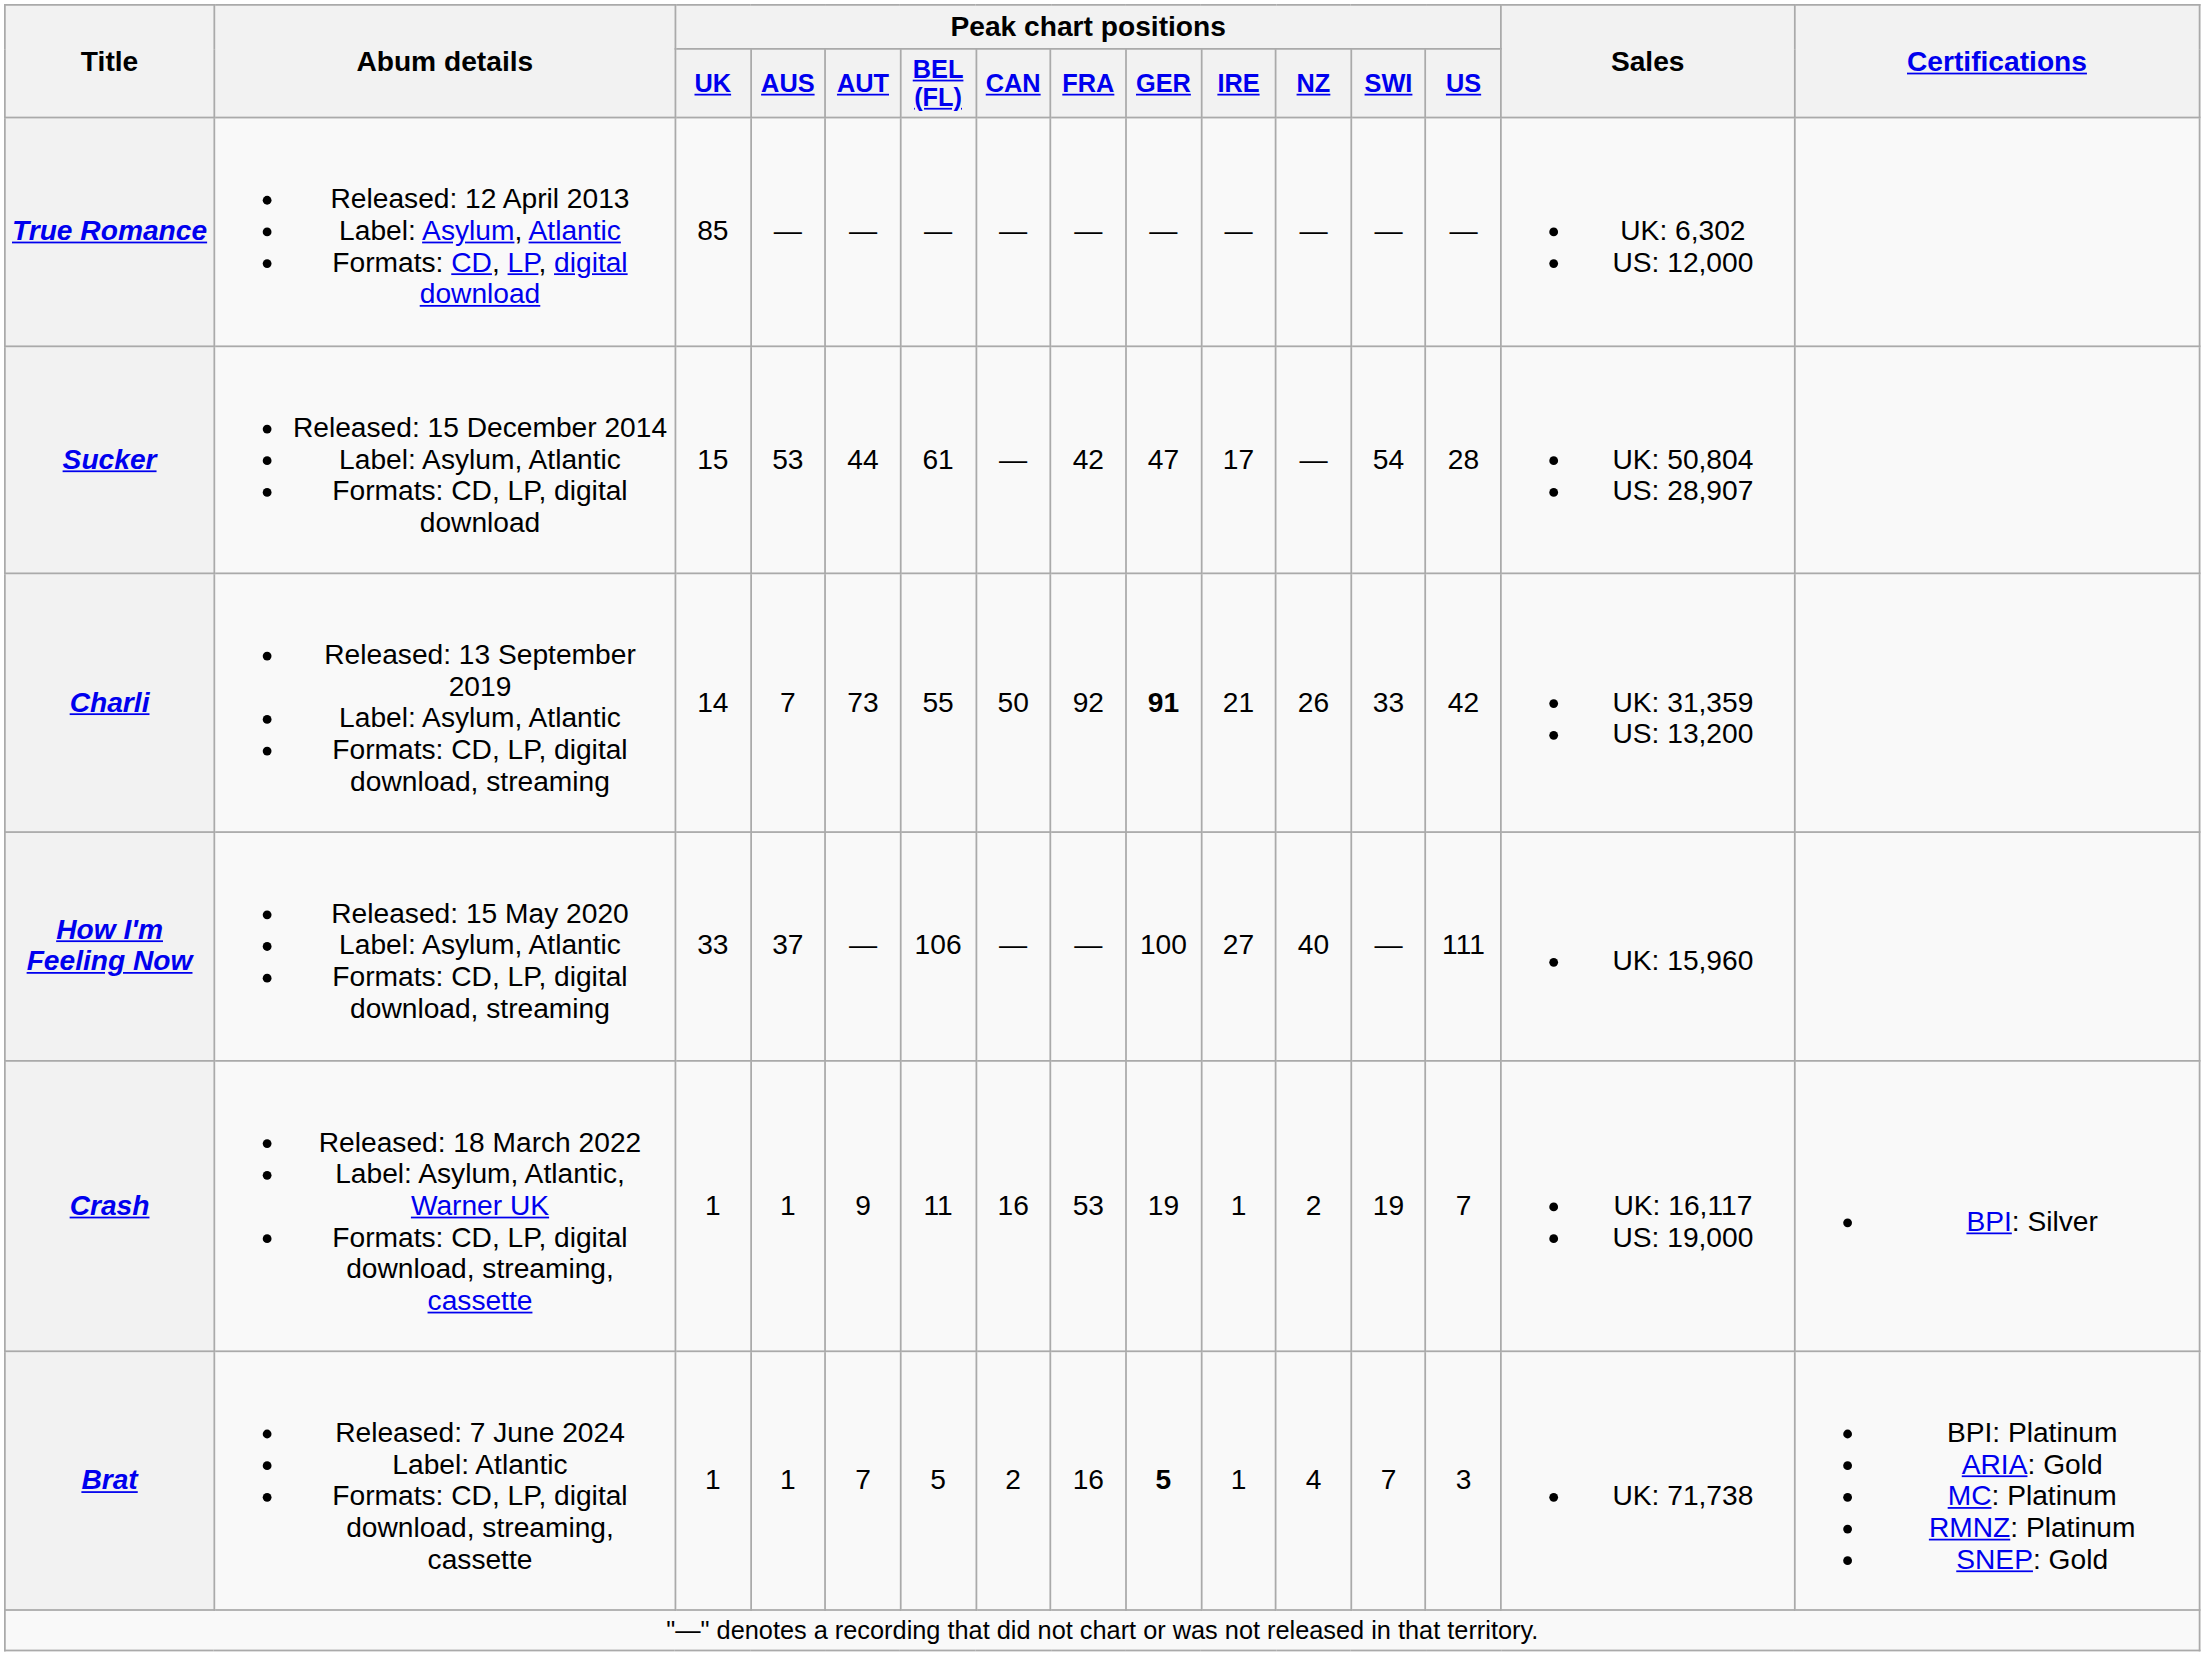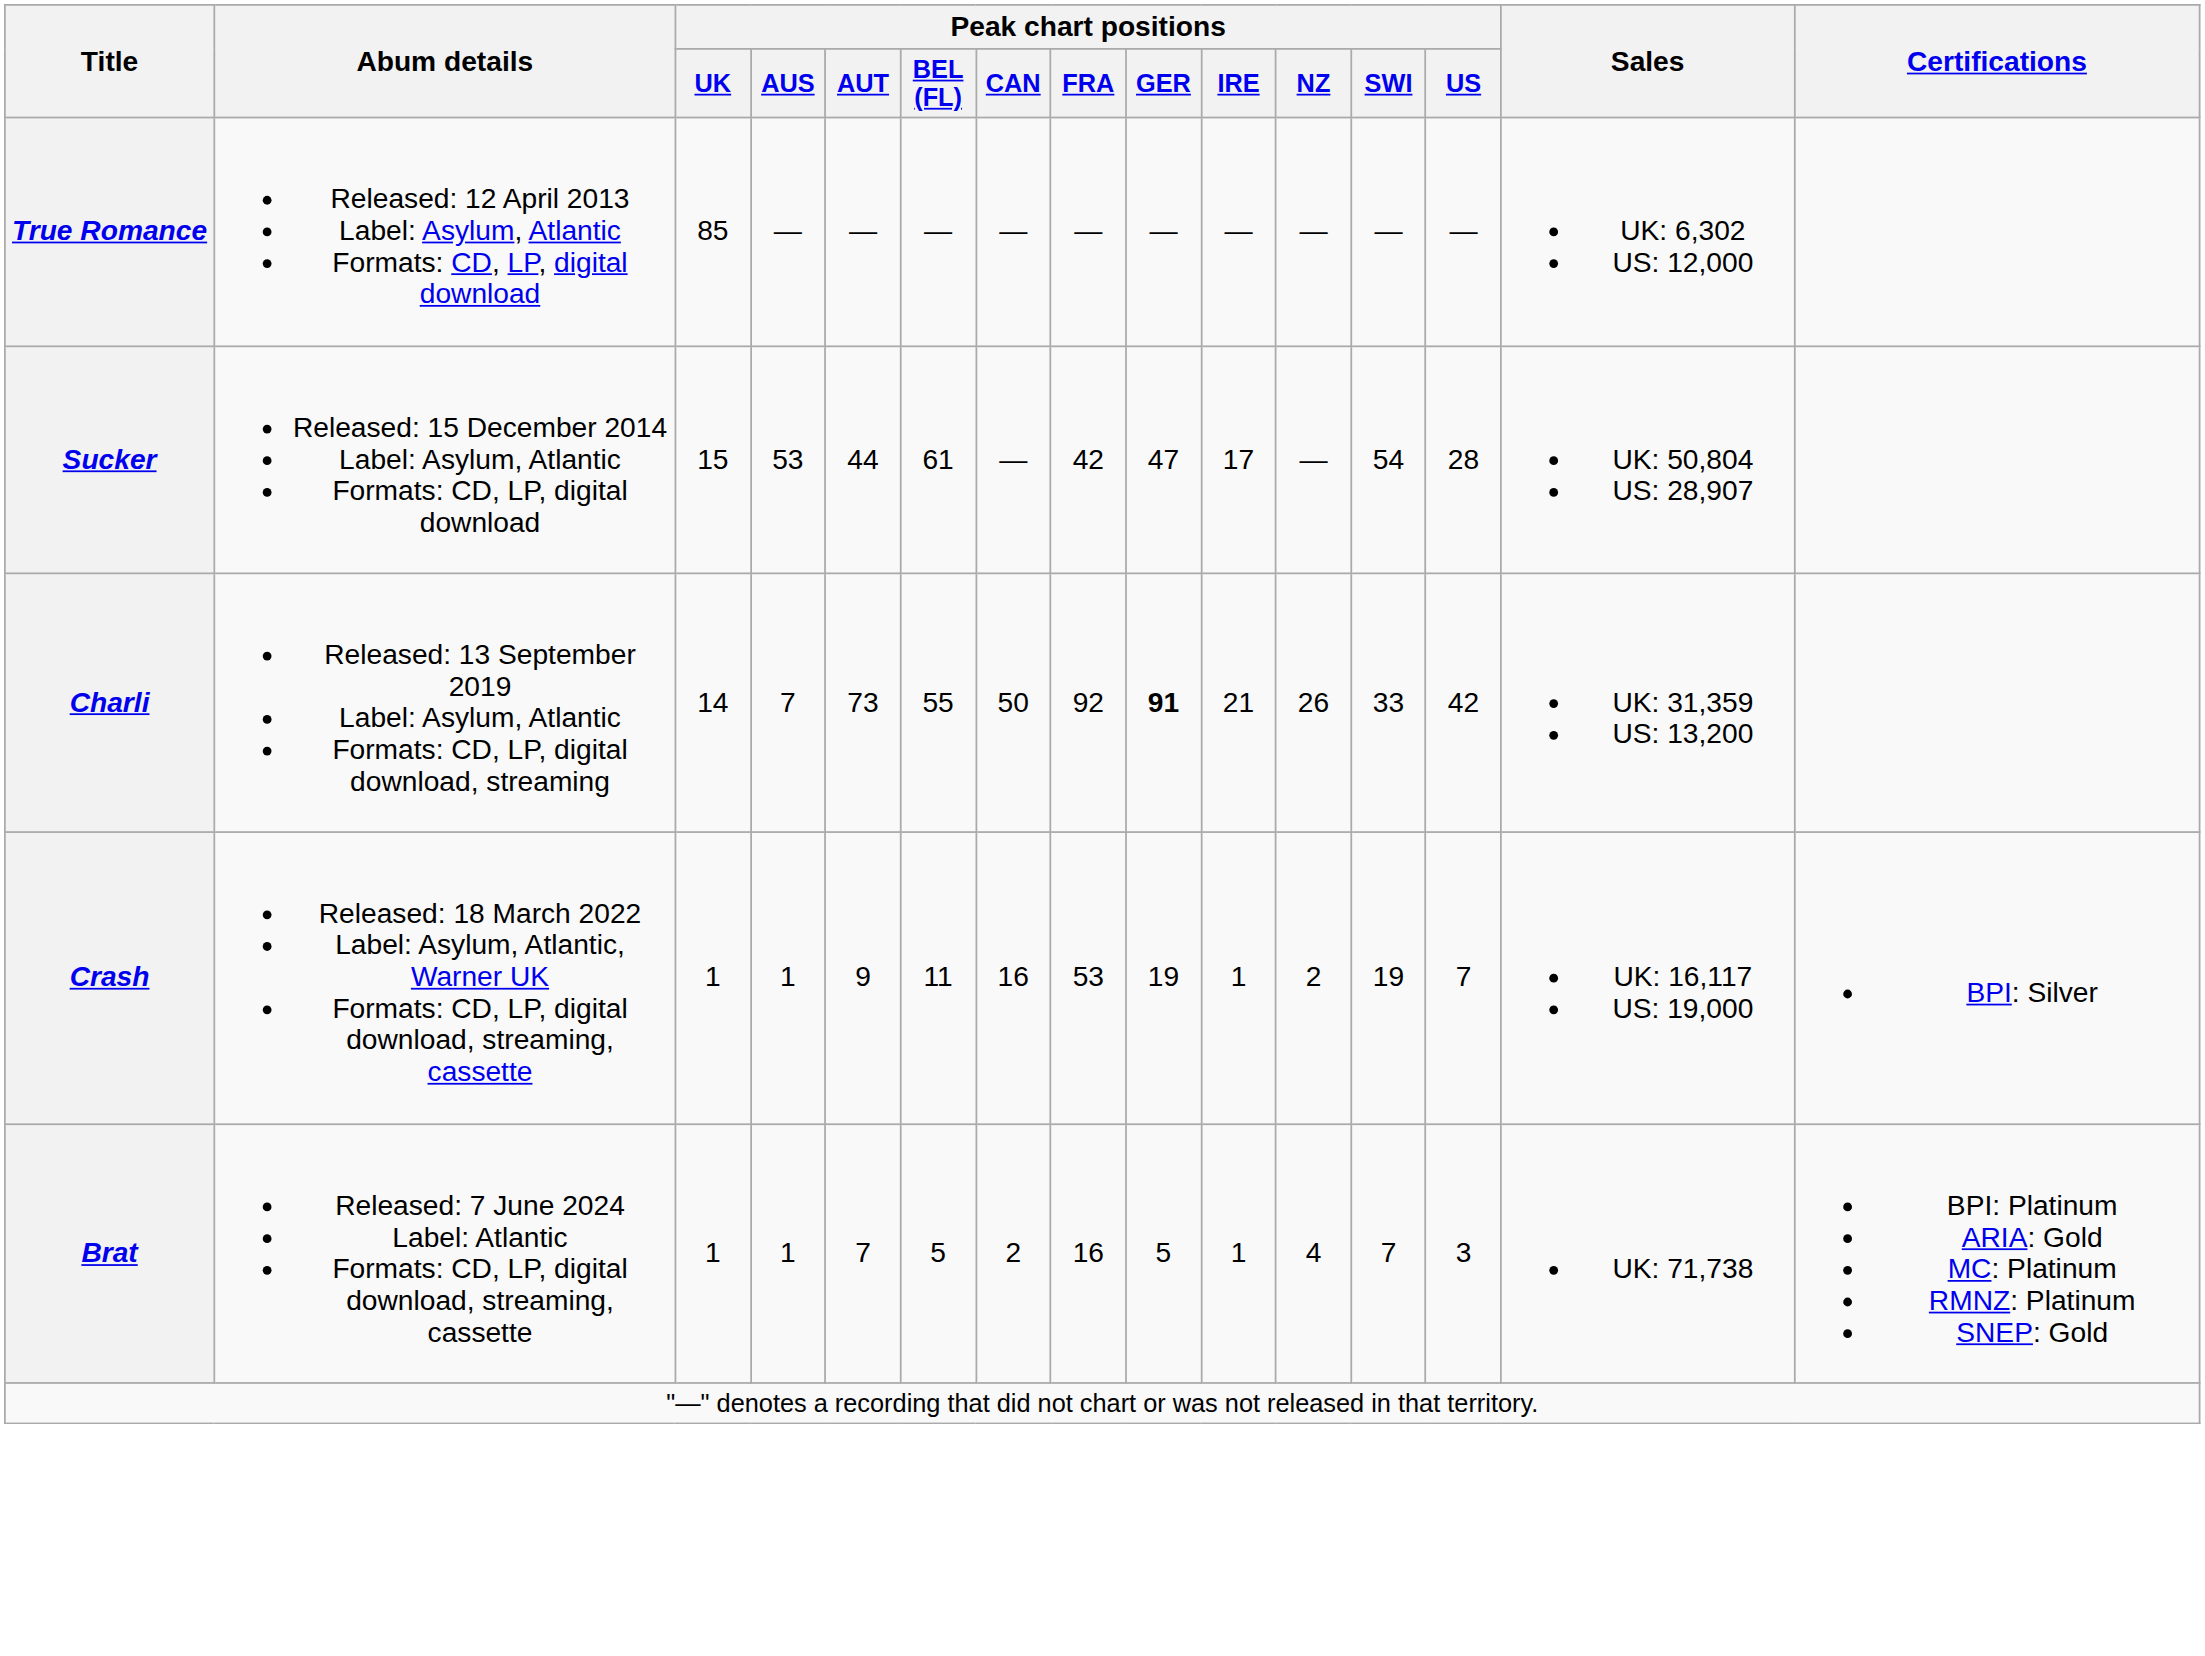- row: (110, 945)
(1163, 1480) bold -> (1163, 1252) normal
